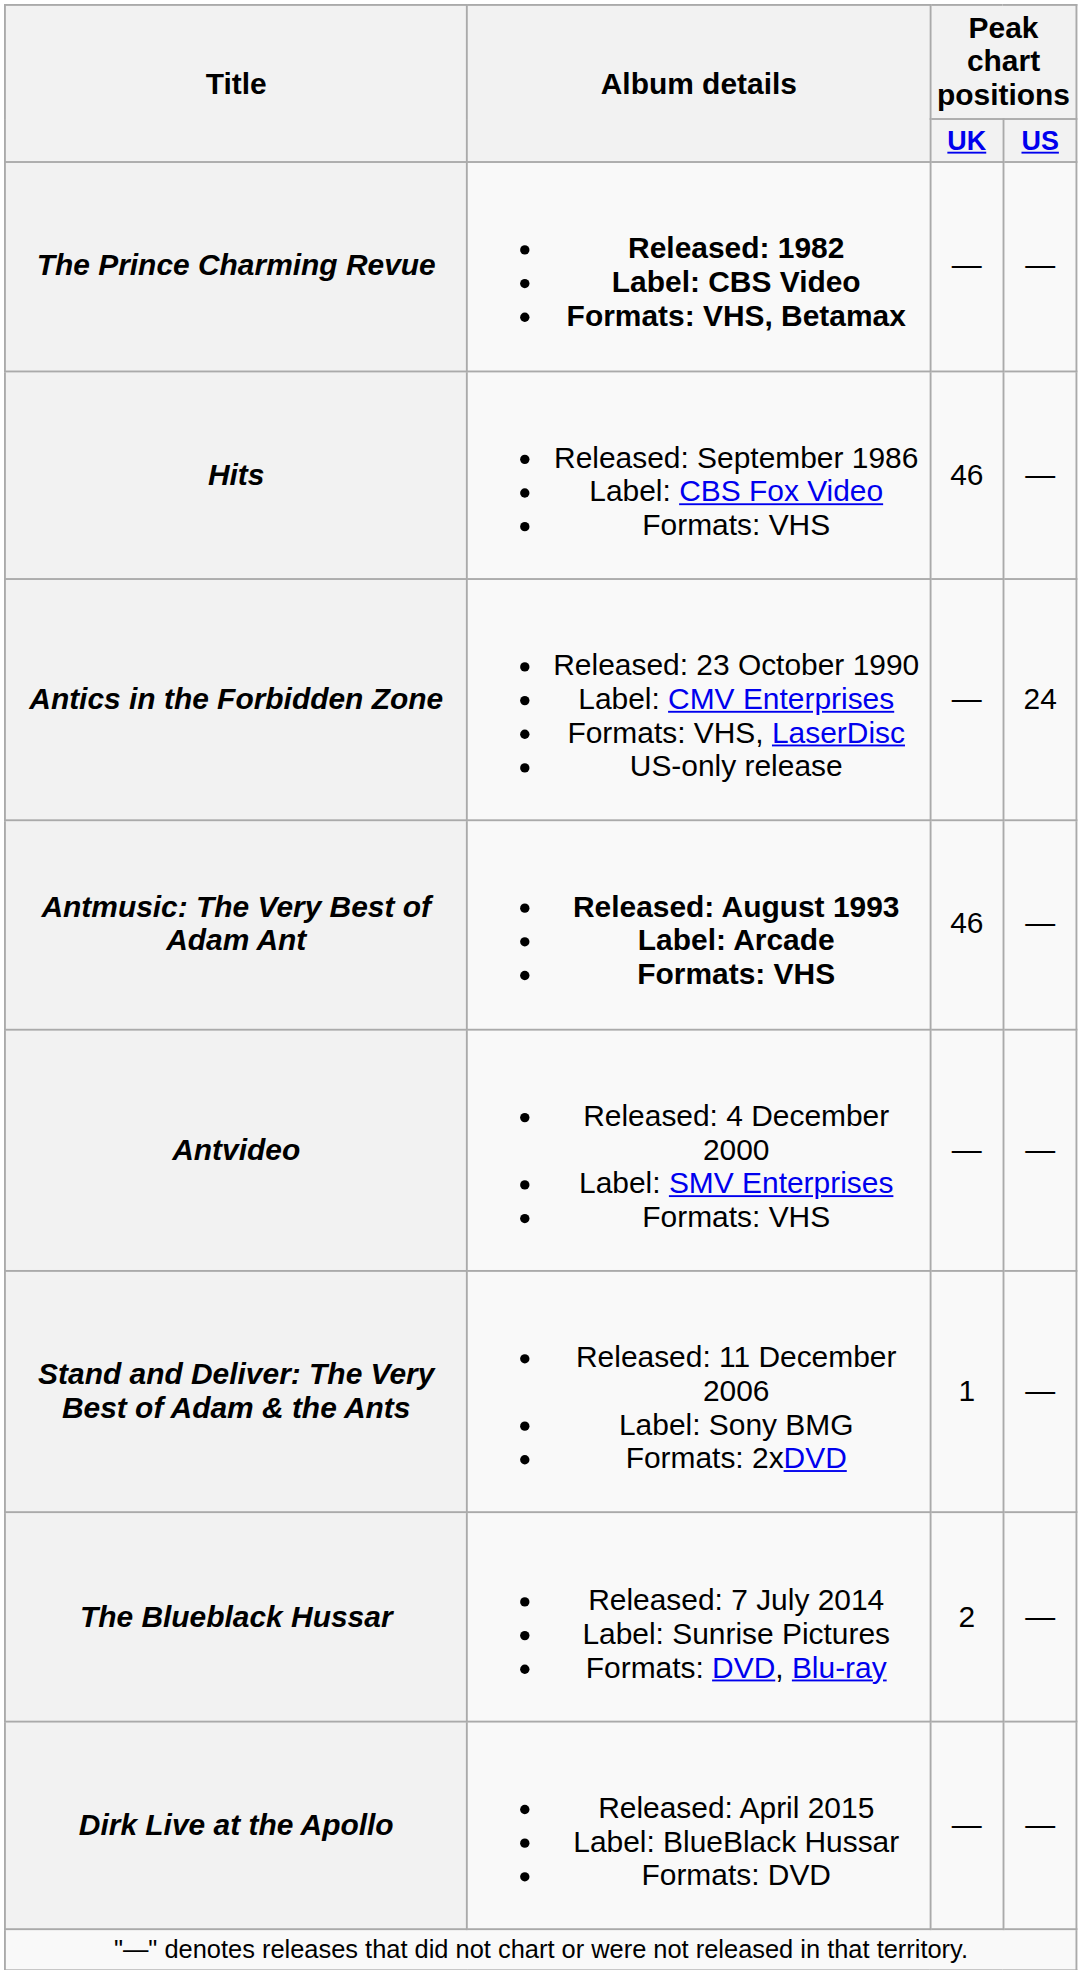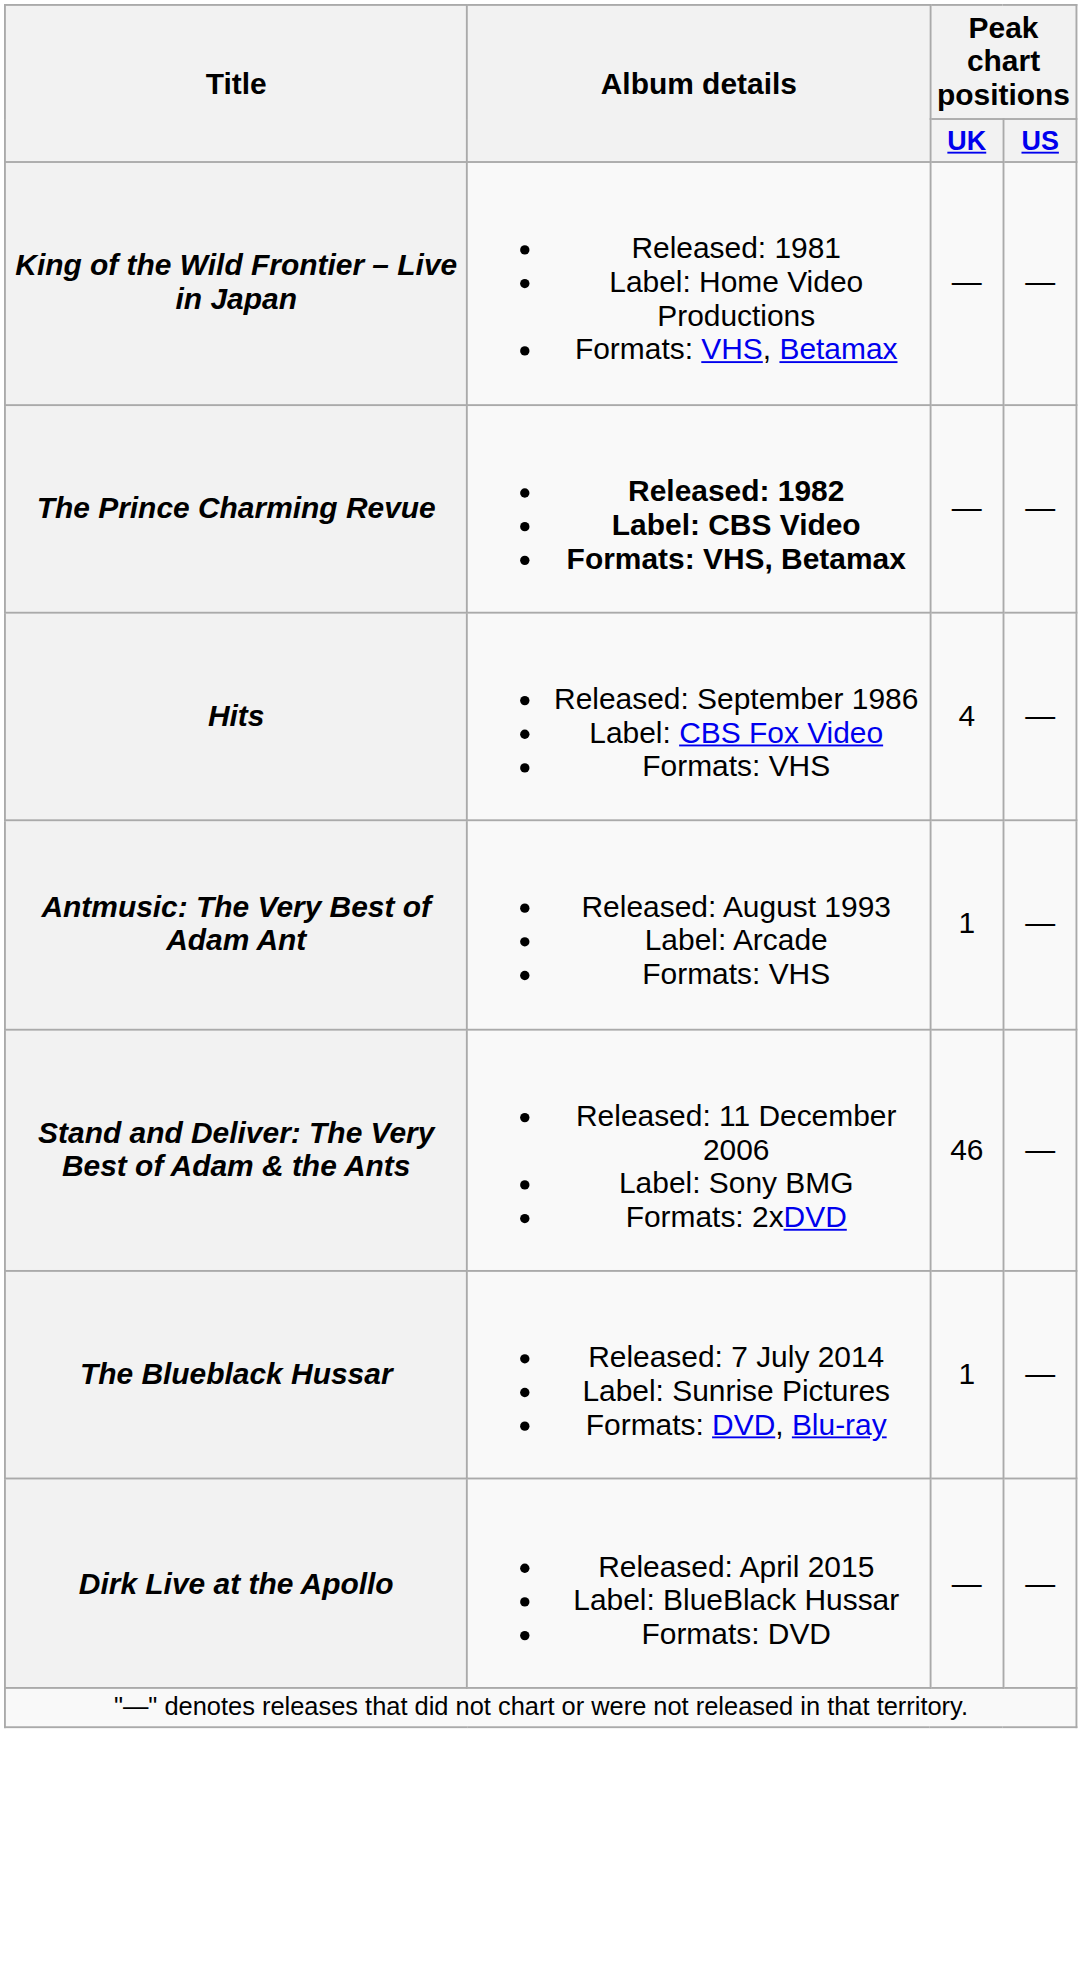+ row: (236, 282)
(967, 474) 46 -> (967, 716) 4
- row: (236, 699)
(699, 942) bold -> (699, 942) normal
(967, 924) 46 -> (967, 924) 1
- row: (236, 1149)
(967, 1391) 1 -> (967, 1149) 46
(967, 1616) 2 -> (967, 1374) 1
